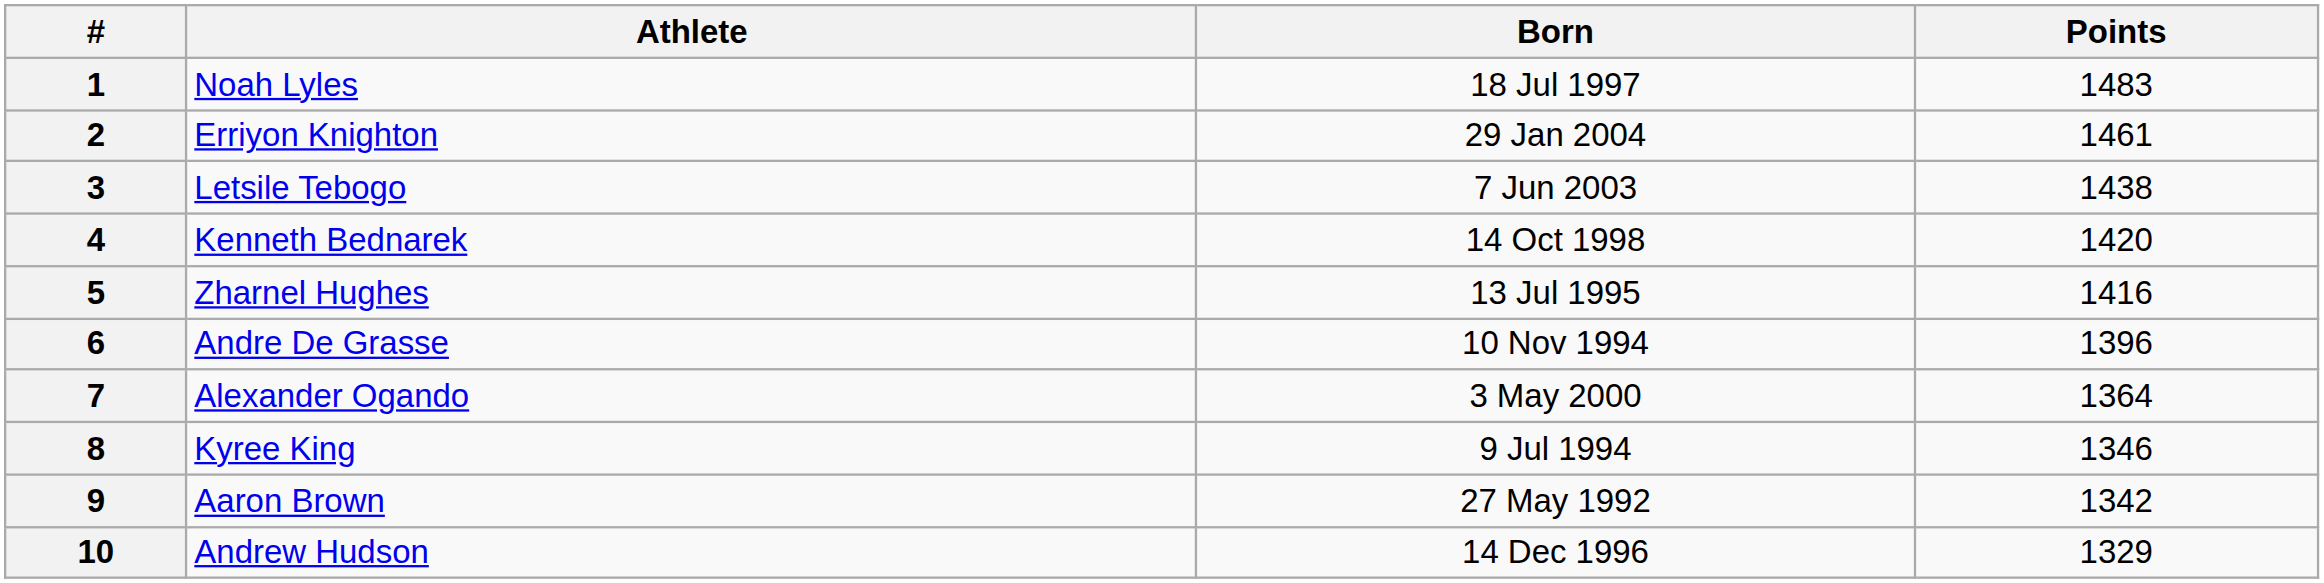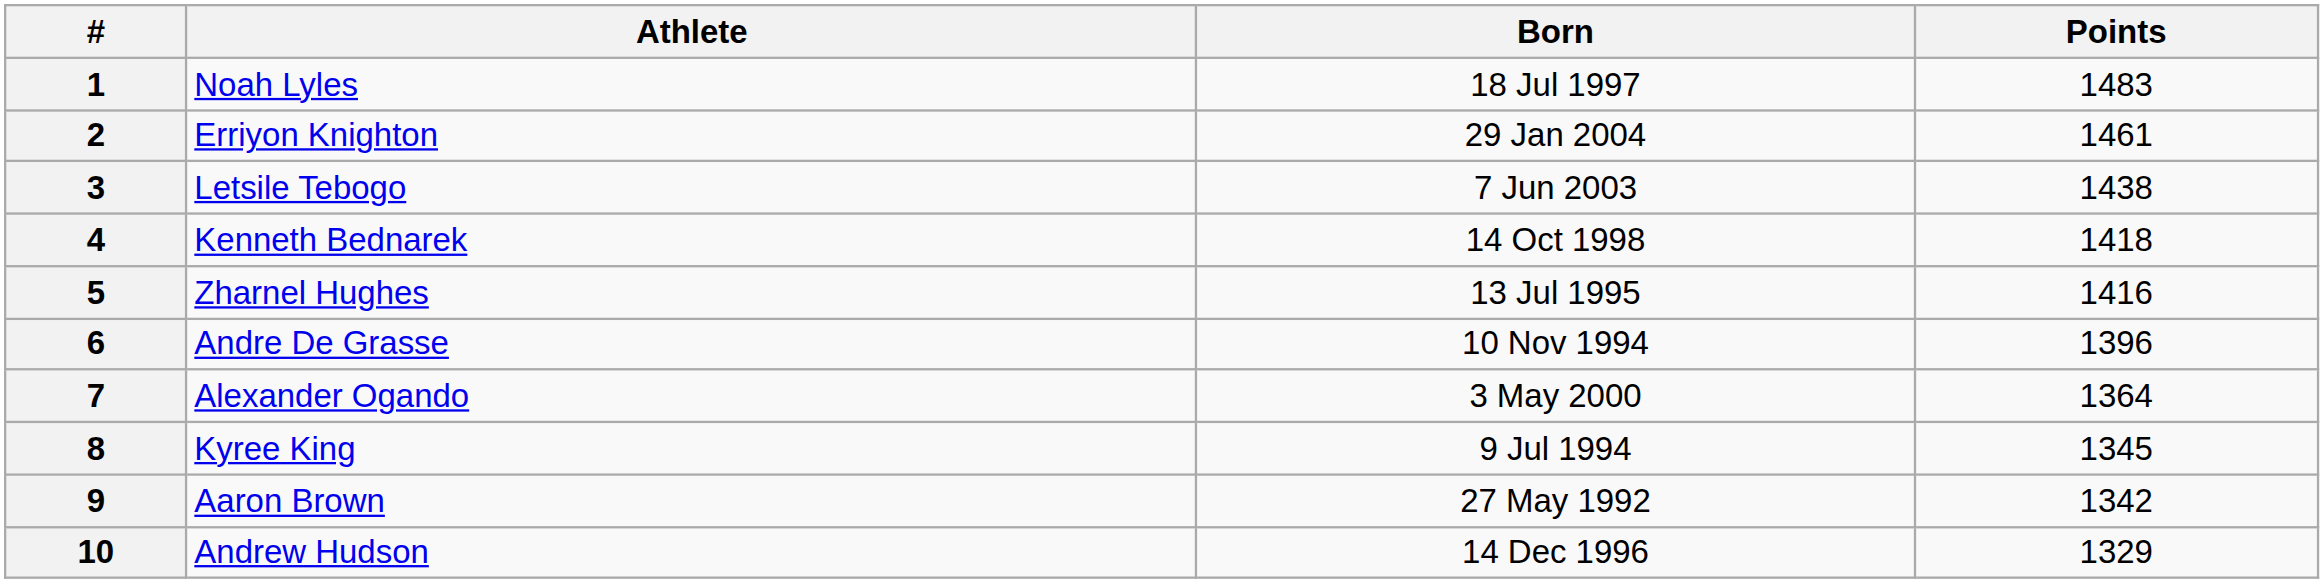(2116, 240) 1420 -> (2116, 240) 1418
(2116, 448) 1346 -> (2116, 448) 1345
